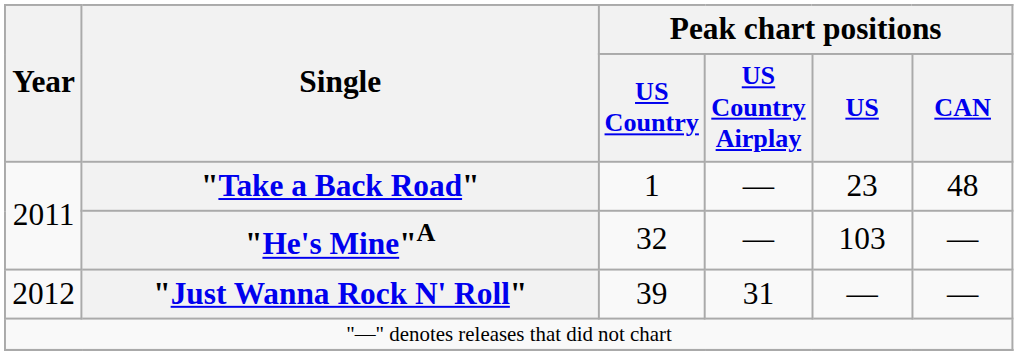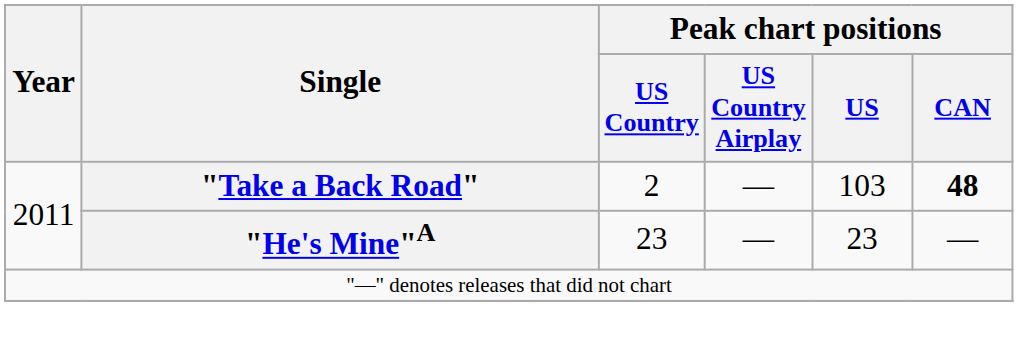(652, 185) 1 -> (652, 185) 2
(862, 185) 23 -> (862, 185) 103
(963, 185) normal -> (963, 185) bold
(652, 239) 32 -> (652, 239) 23
(862, 239) 103 -> (862, 239) 23
- row: (340, 293)
